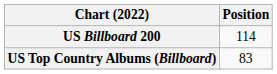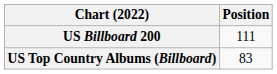(246, 36) 114 -> (246, 36) 111
